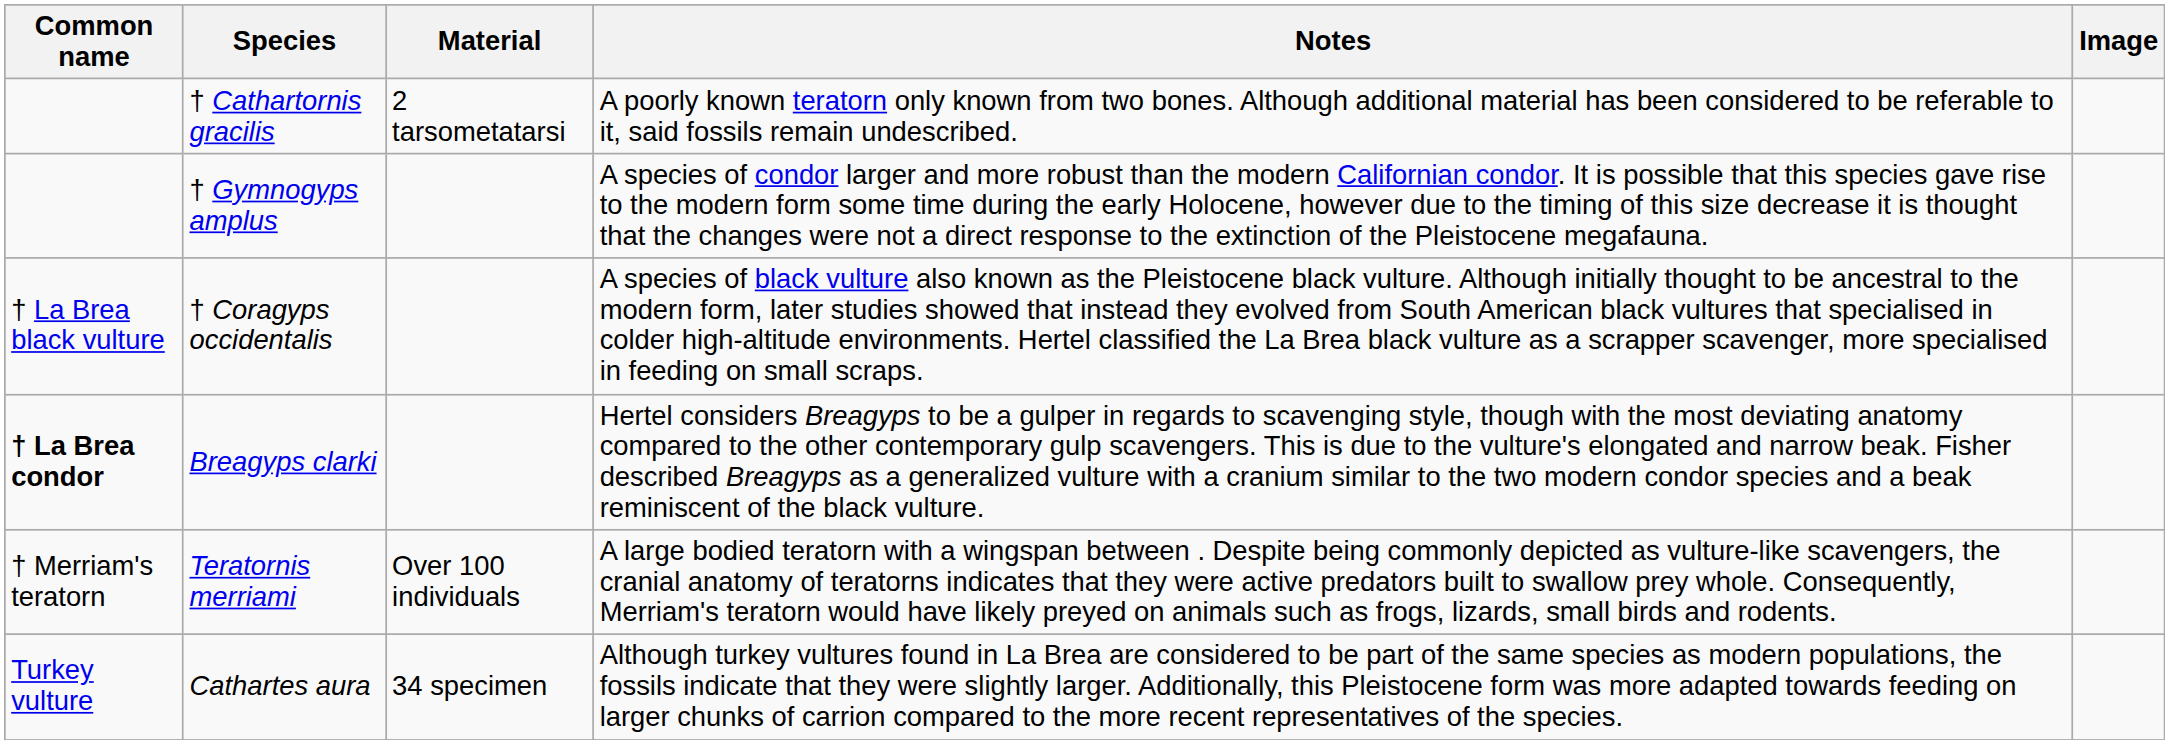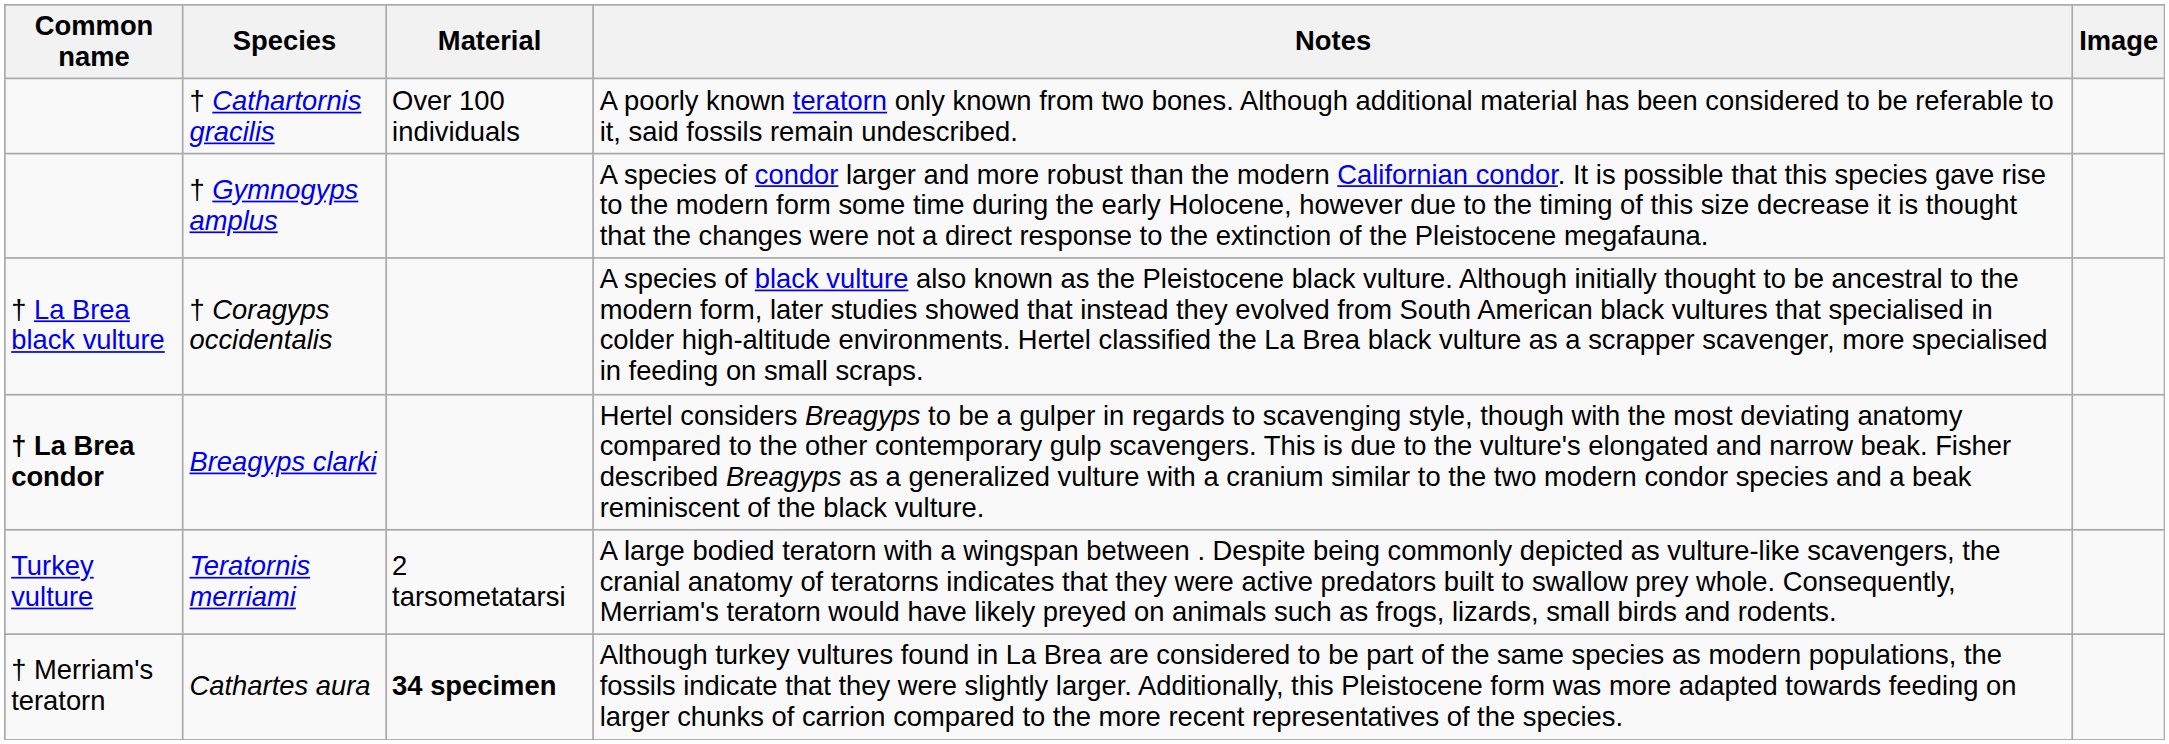(479, 115) 2 tarsometatarsi -> (456, 115) Over 100 individuals
(82, 581) † Merriam's teratorn -> (52, 581) Turkey vulture
(456, 581) Over 100 individuals -> (479, 581) 2 tarsometatarsi
(52, 686) Turkey vulture -> (82, 686) † Merriam's teratorn
(470, 686) normal -> (474, 686) bold
